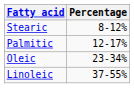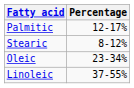rows swapped: (30, 44) <-> (27, 28)
